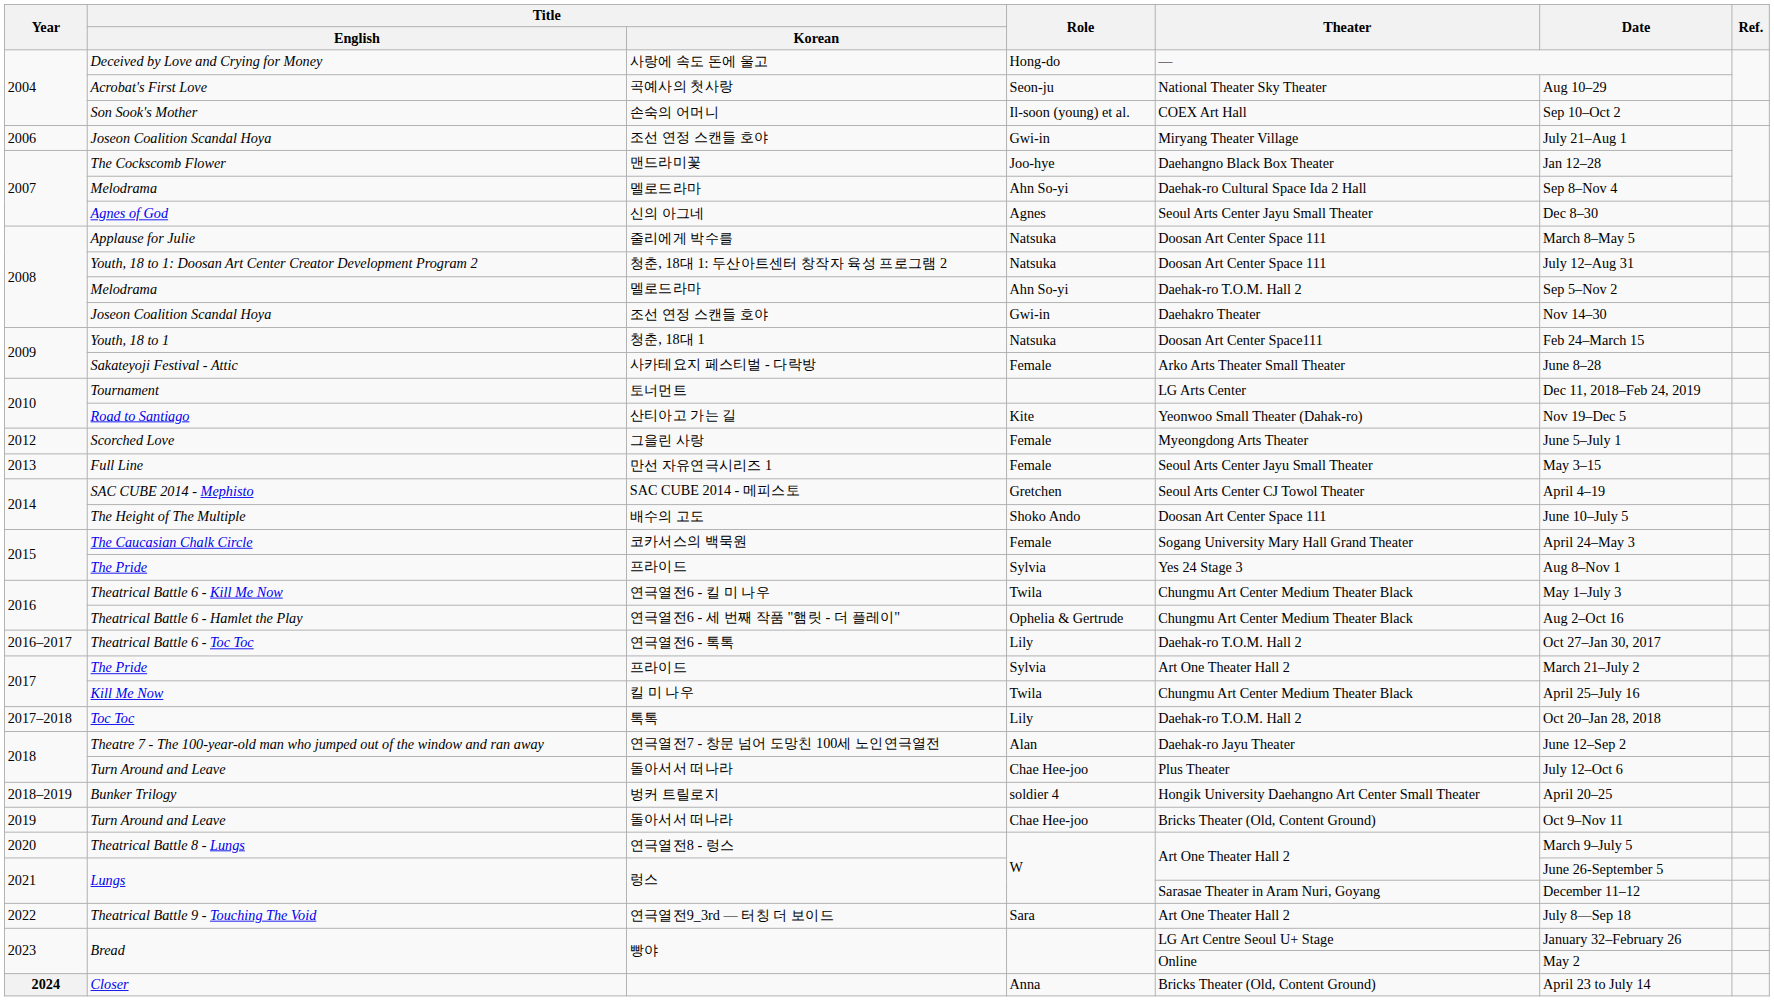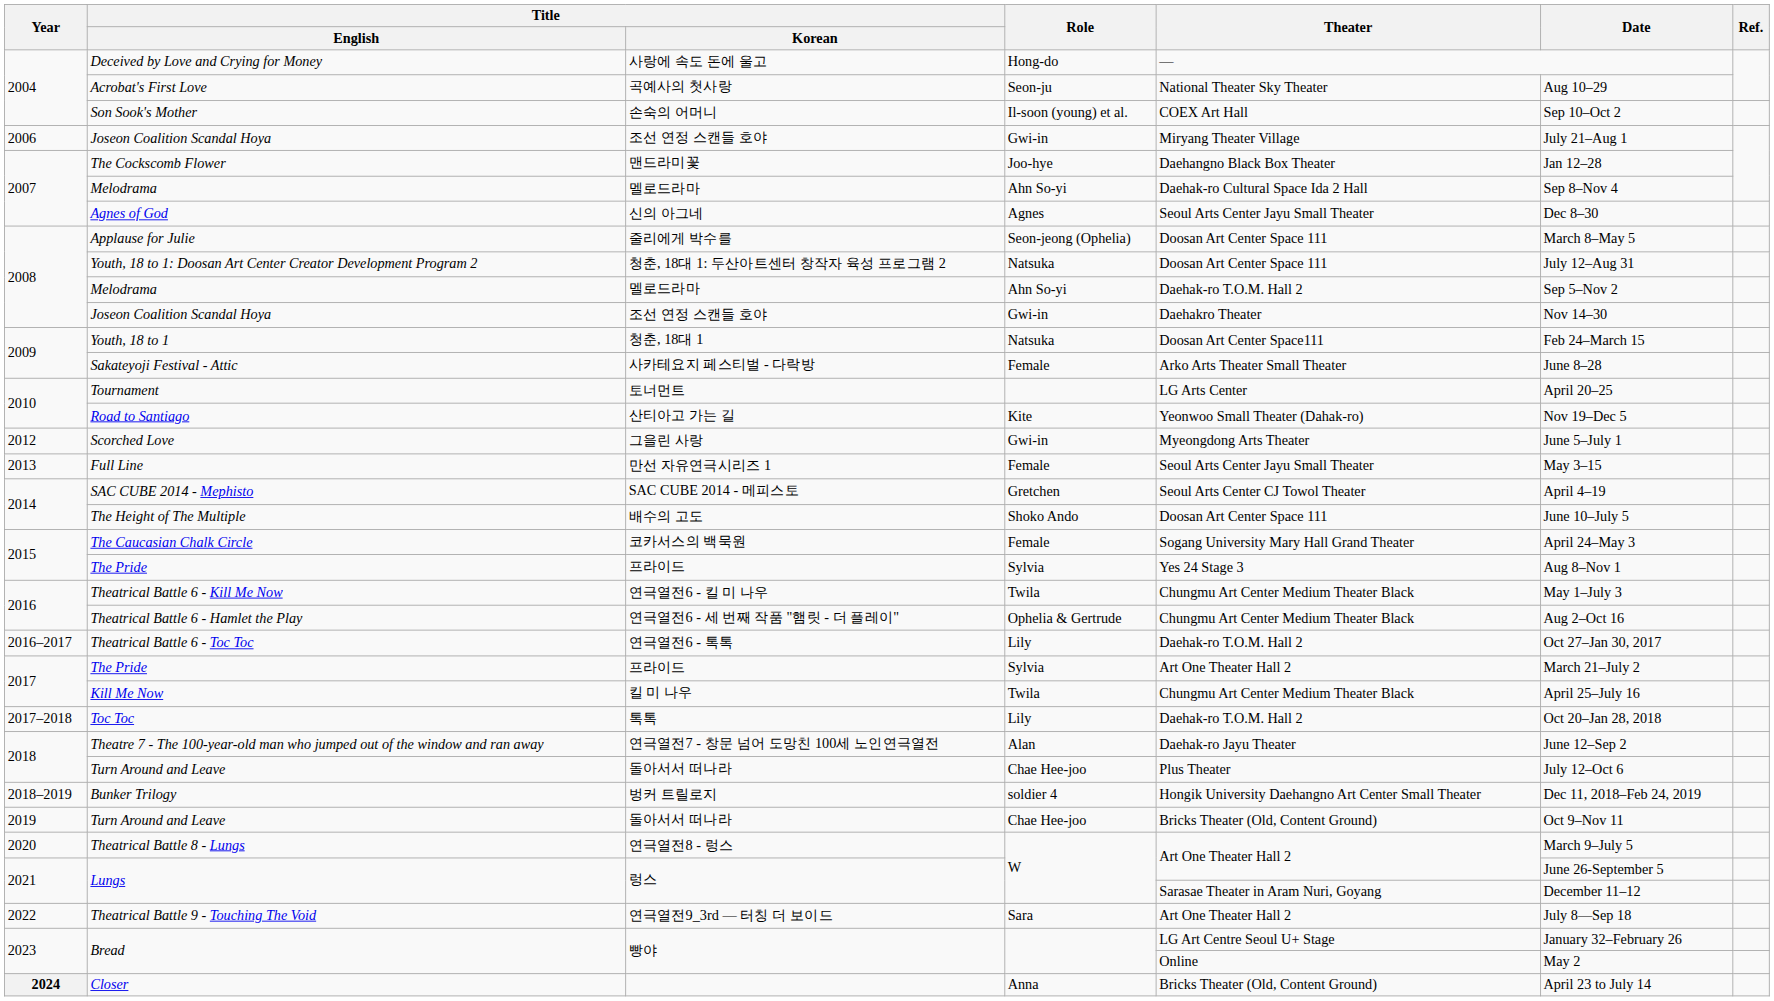(1033, 239) Natsuka -> (1069, 239) Seon-jeong (Ophelia)
(1622, 390) Dec 11, 2018–Feb 24, 2019 -> (1578, 390) April 20–25
(1030, 441) Female -> (1028, 441) Gwi-in
(1578, 794) April 20–25 -> (1622, 794) Dec 11, 2018–Feb 24, 2019
